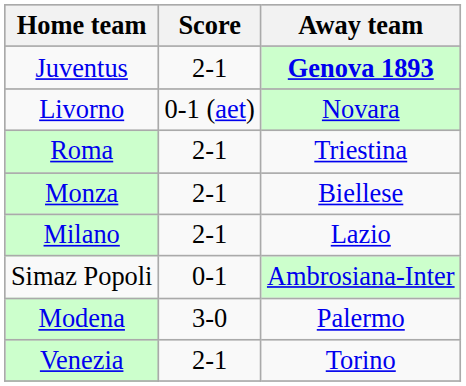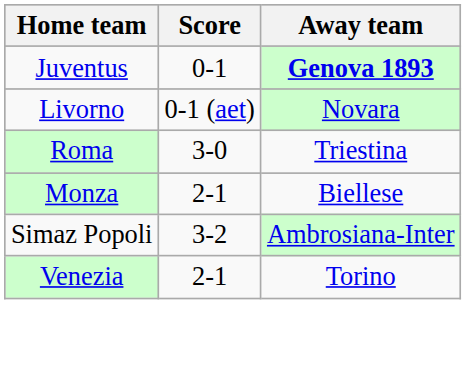(210, 67) 2-1 -> (210, 67) 0-1
(210, 151) 2-1 -> (210, 151) 3-0
- row: (82, 234)
(210, 276) 0-1 -> (210, 234) 3-2
- row: (82, 318)
